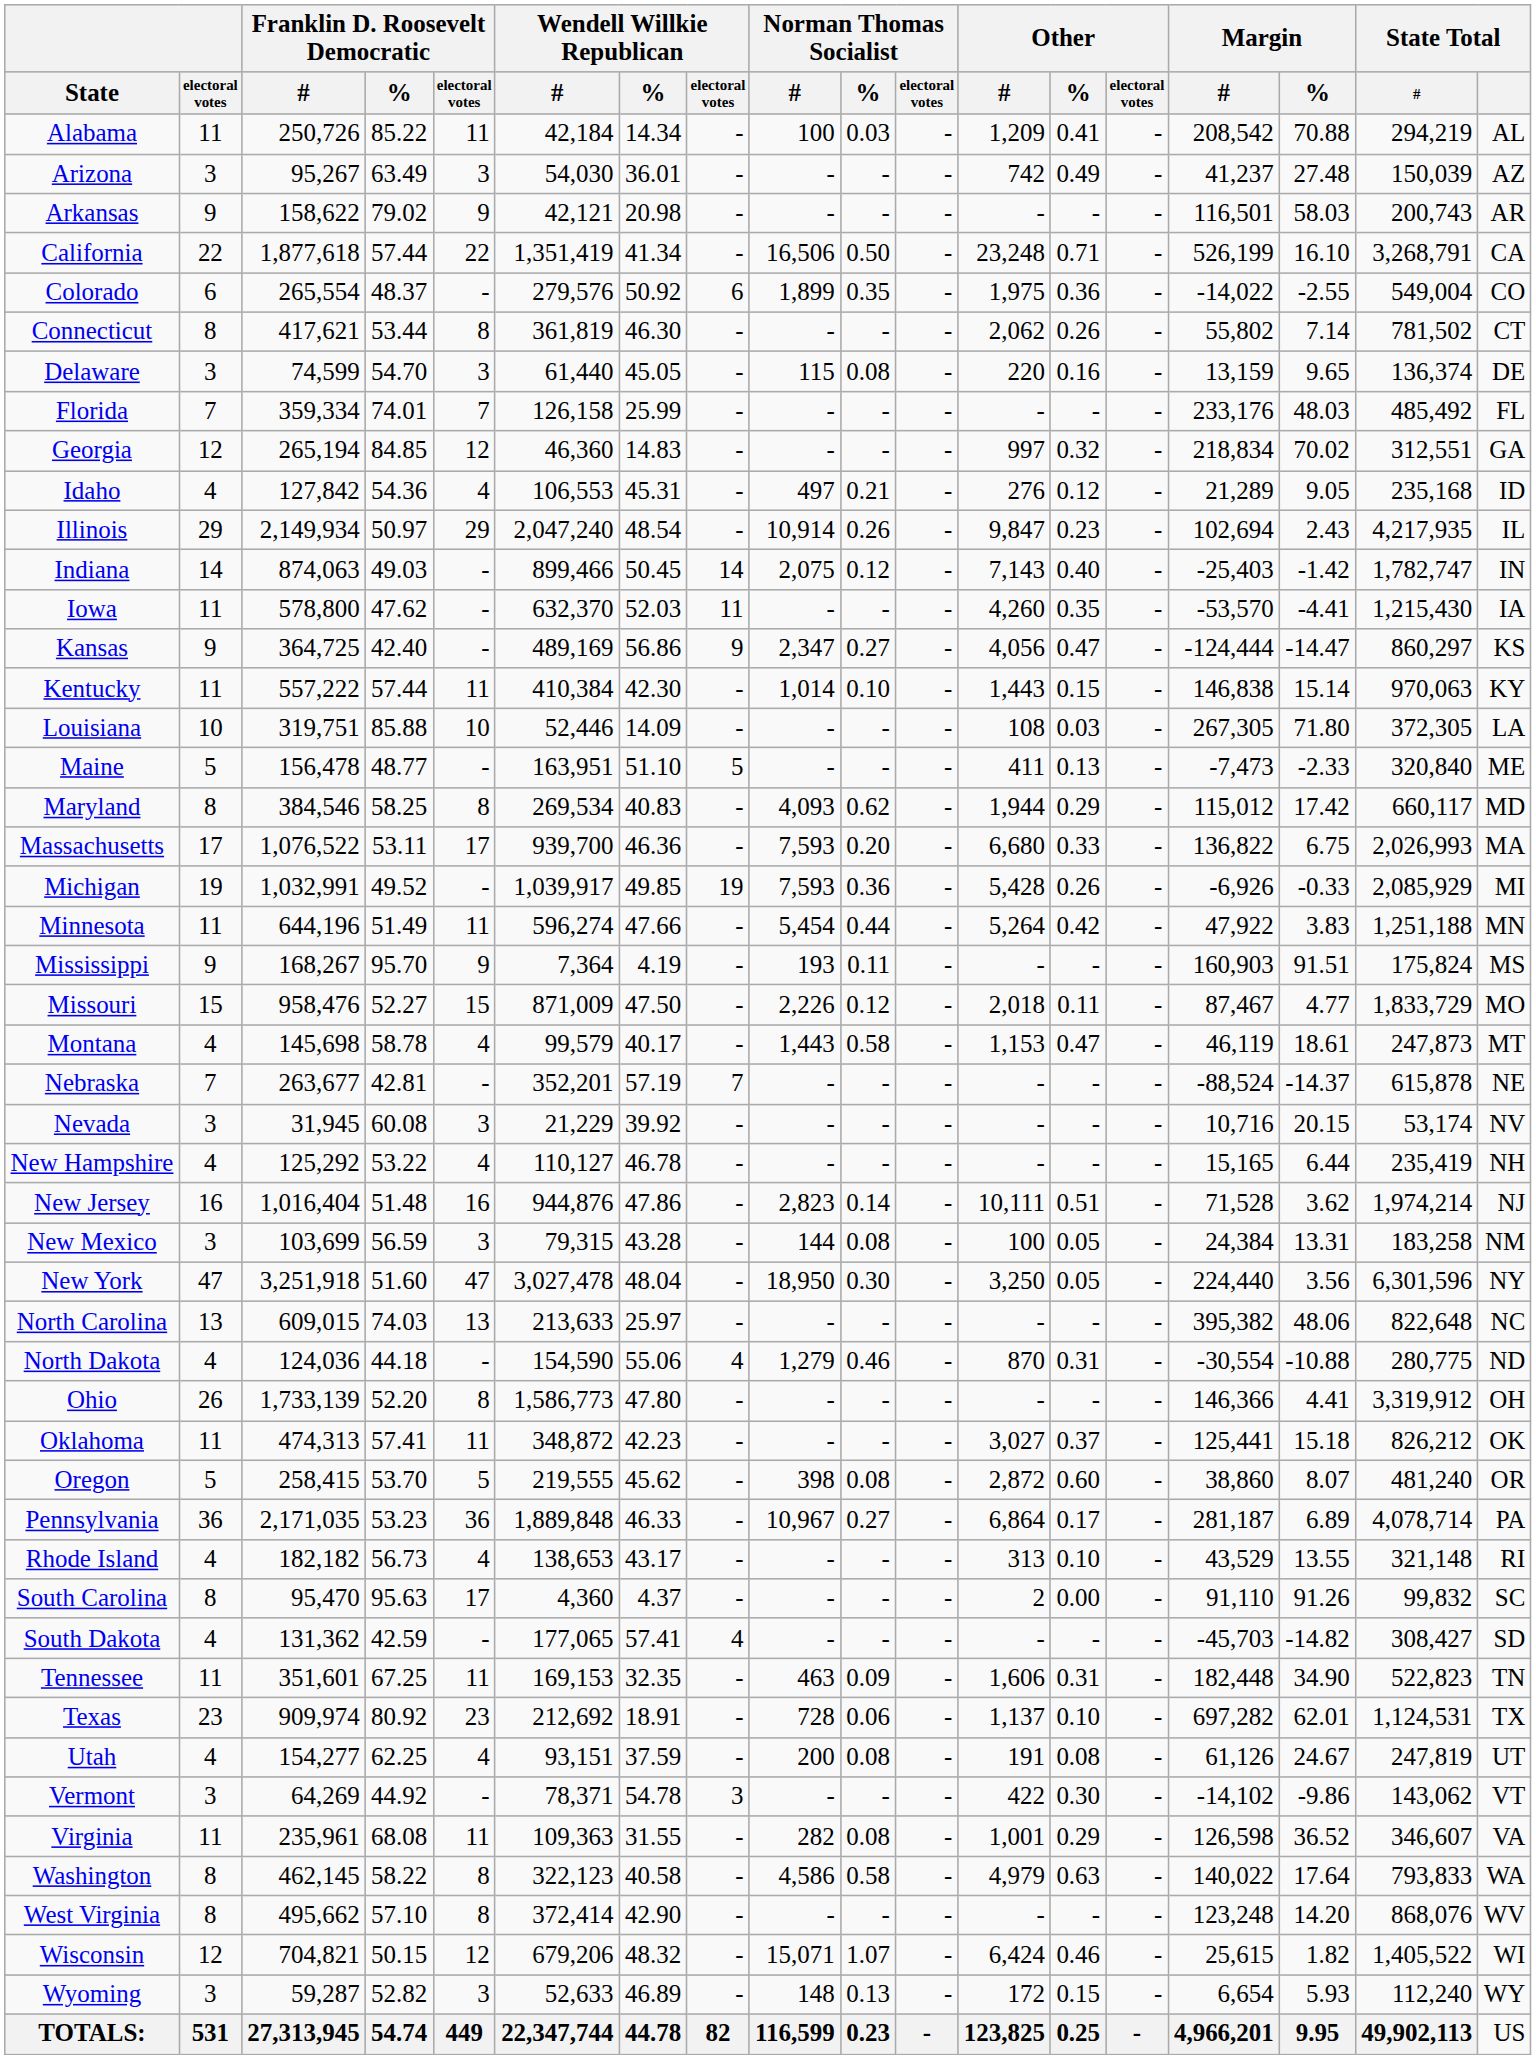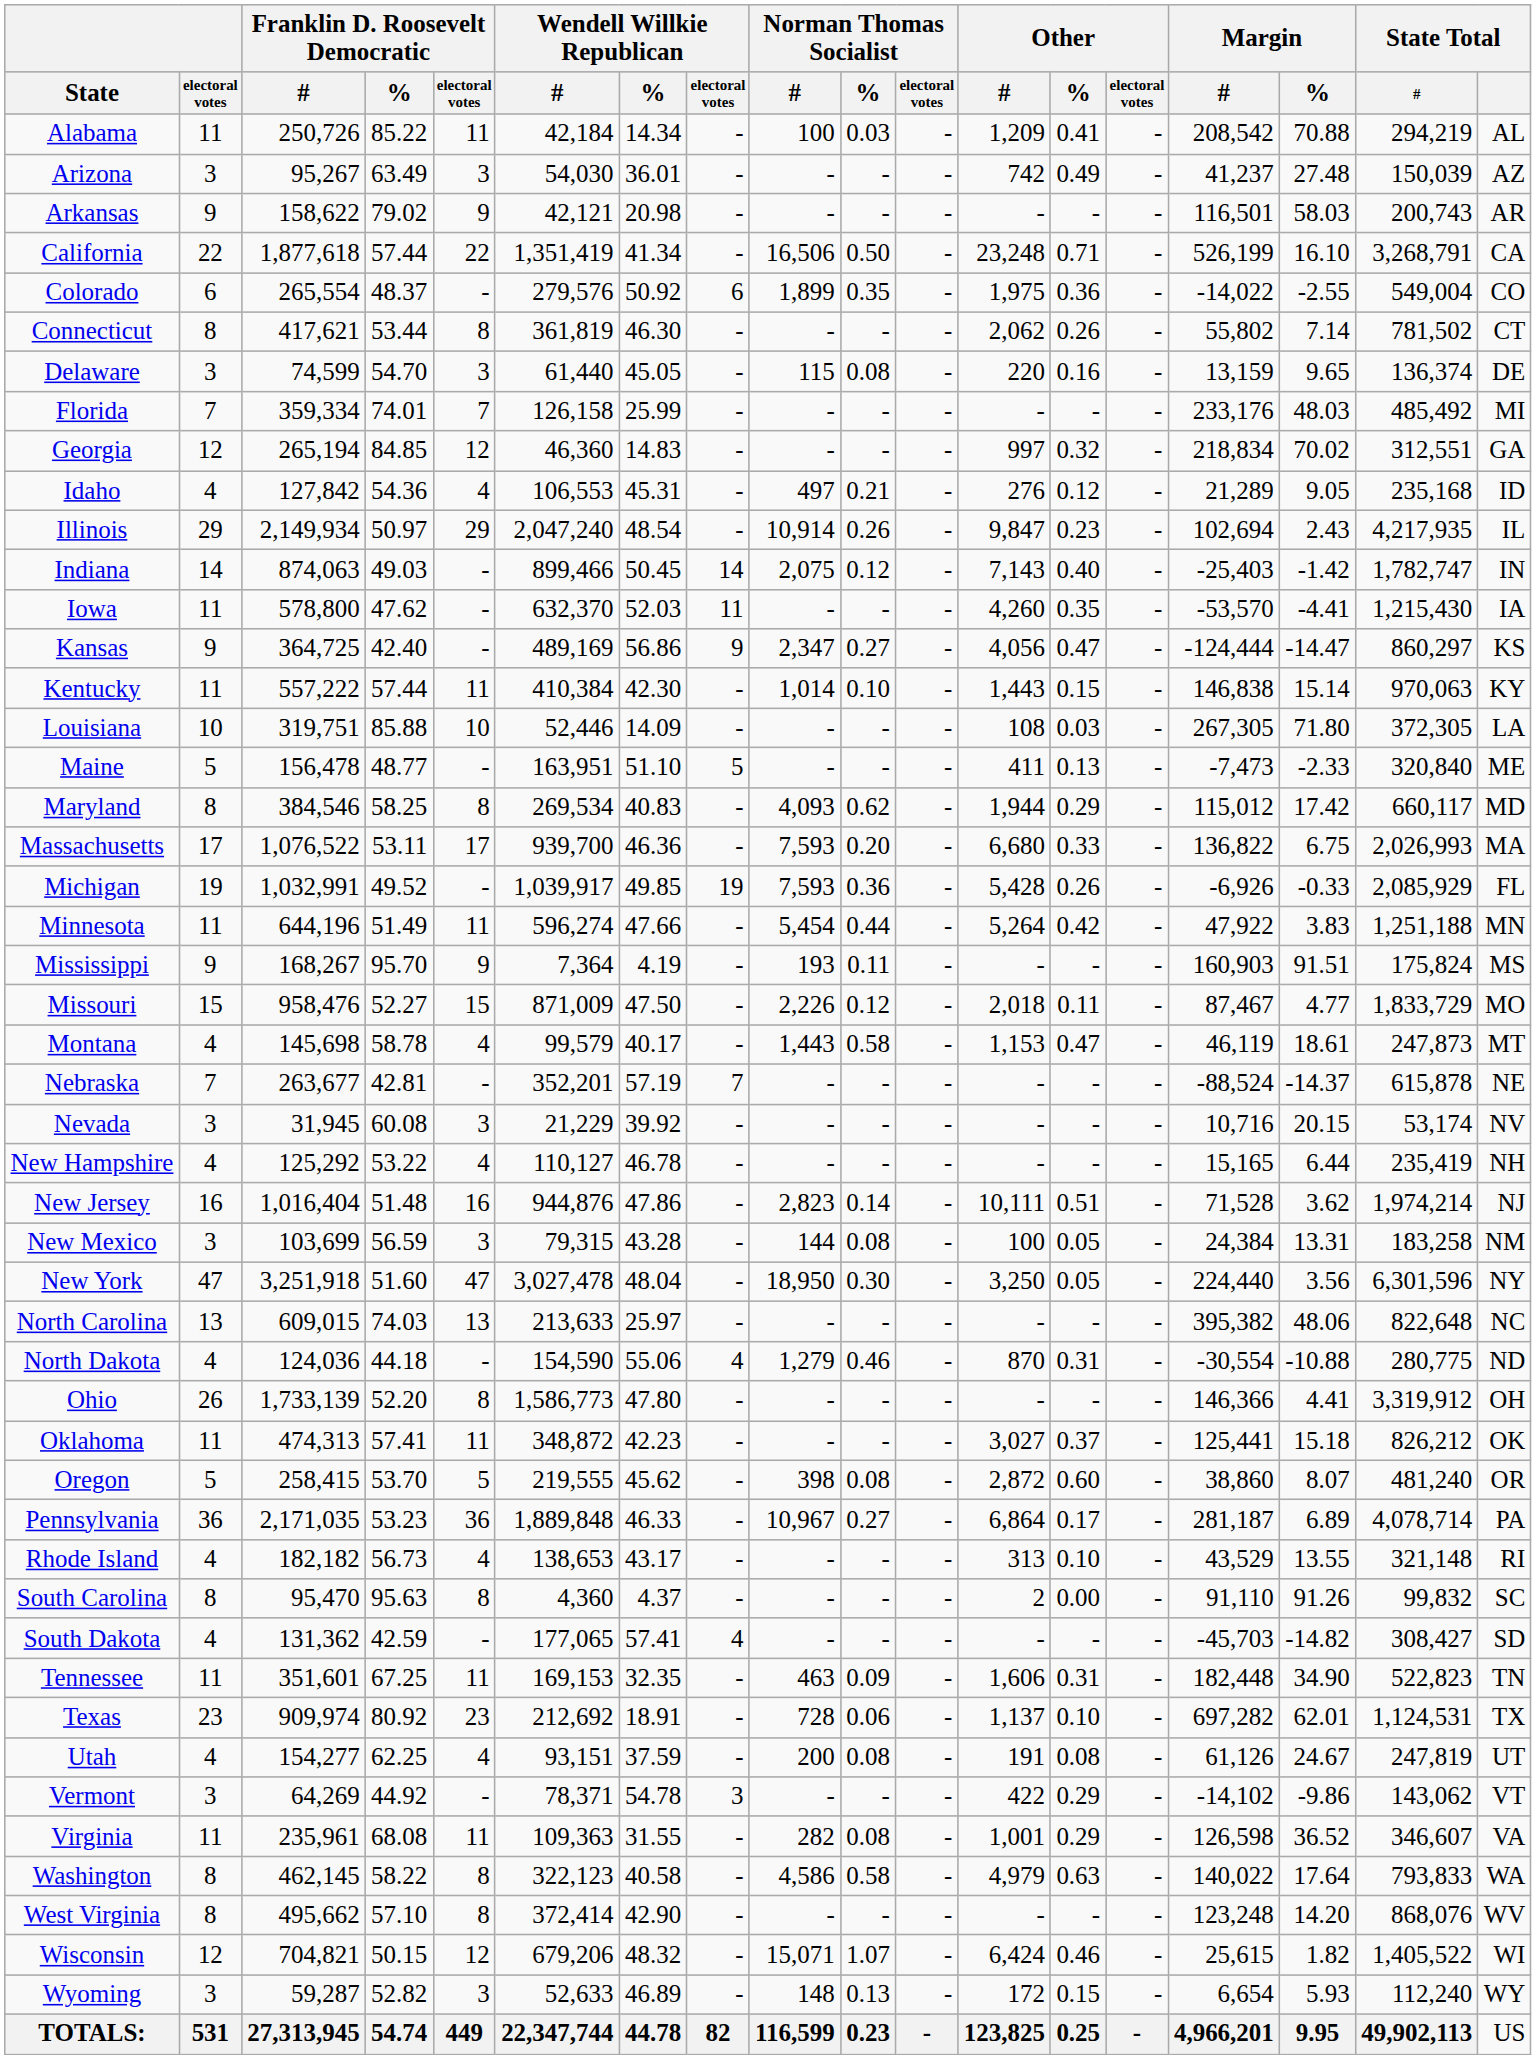(1511, 410) FL -> (1510, 410) MI
(1510, 885) MI -> (1511, 885) FL
(477, 1598) 17 -> (483, 1598) 8
(1078, 1796) 0.30 -> (1078, 1796) 0.29
